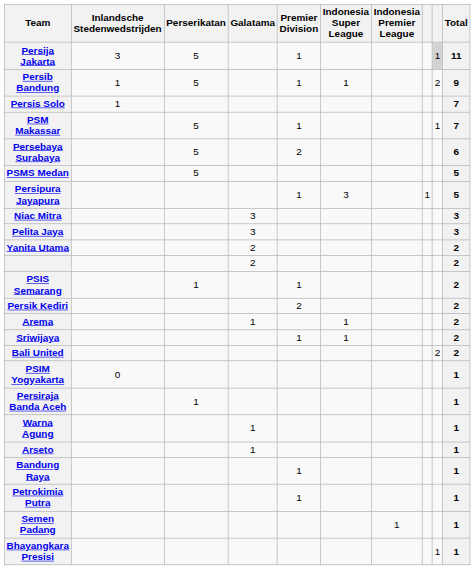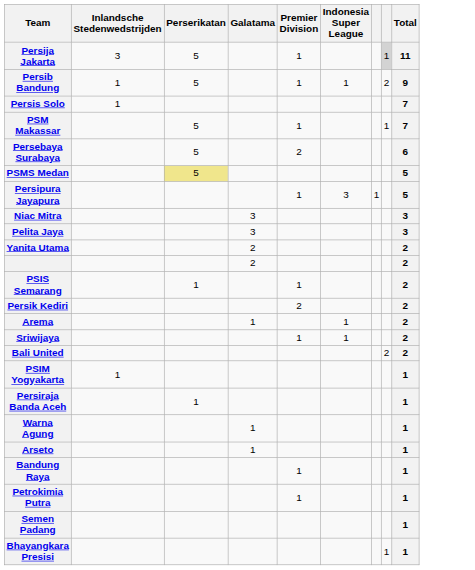- column: (397, 23)
(196, 173) no background -> (196, 173) khaki background
(118, 374) 0 -> (118, 374) 1
